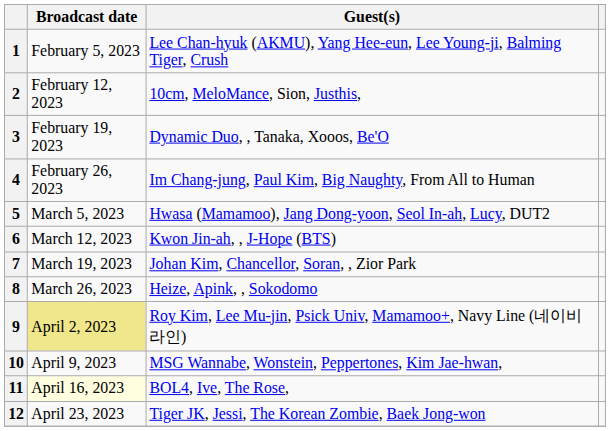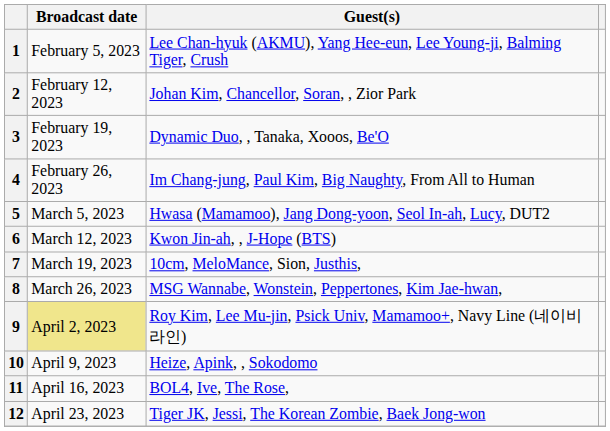(255, 94) 10cm, MeloMance, Sion, Justhis, -> (283, 94) Johan Kim, Chancellor, Soran, , Zior Park
(283, 264) Johan Kim, Chancellor, Soran, , Zior Park -> (255, 264) 10cm, MeloMance, Sion, Justhis,
(233, 289) Heize, Apink, , Sokodomo -> (326, 289) MSG Wannabe, Wonstein, Peppertones, Kim Jae-hwan,
(326, 363) MSG Wannabe, Wonstein, Peppertones, Kim Jae-hwan, -> (233, 363) Heize, Apink, , Sokodomo
(78, 388) lightyellow background -> (78, 388) no background
